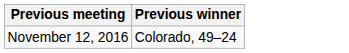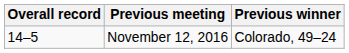+ column: (54, 15)
